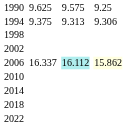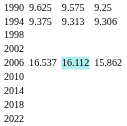(43, 63) 16.337 -> (43, 63) 16.537
(108, 63) lightyellow background -> (108, 63) no background
